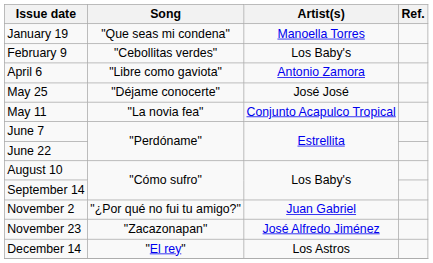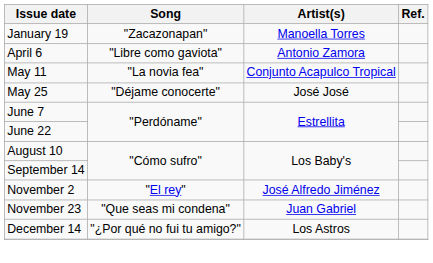(166, 33) "Que seas mi condena" -> (166, 33) "Zacazonapan"
- row: (37, 53)
rows swapped: (27, 111) <-> (27, 92)
(166, 209) "¿Por qué no fui tu amigo?" -> (166, 190) "El rey"
(321, 209) Juan Gabriel -> (321, 190) José Alfredo Jiménez
(166, 229) "Zacazonapan" -> (166, 209) "Que seas mi condena"
(321, 229) José Alfredo Jiménez -> (321, 209) Juan Gabriel
(166, 248) "El rey" -> (166, 229) "¿Por qué no fui tu amigo?"
